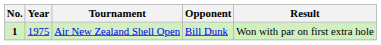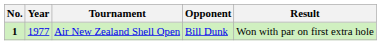(39, 31) 1975 -> (39, 31) 1977
